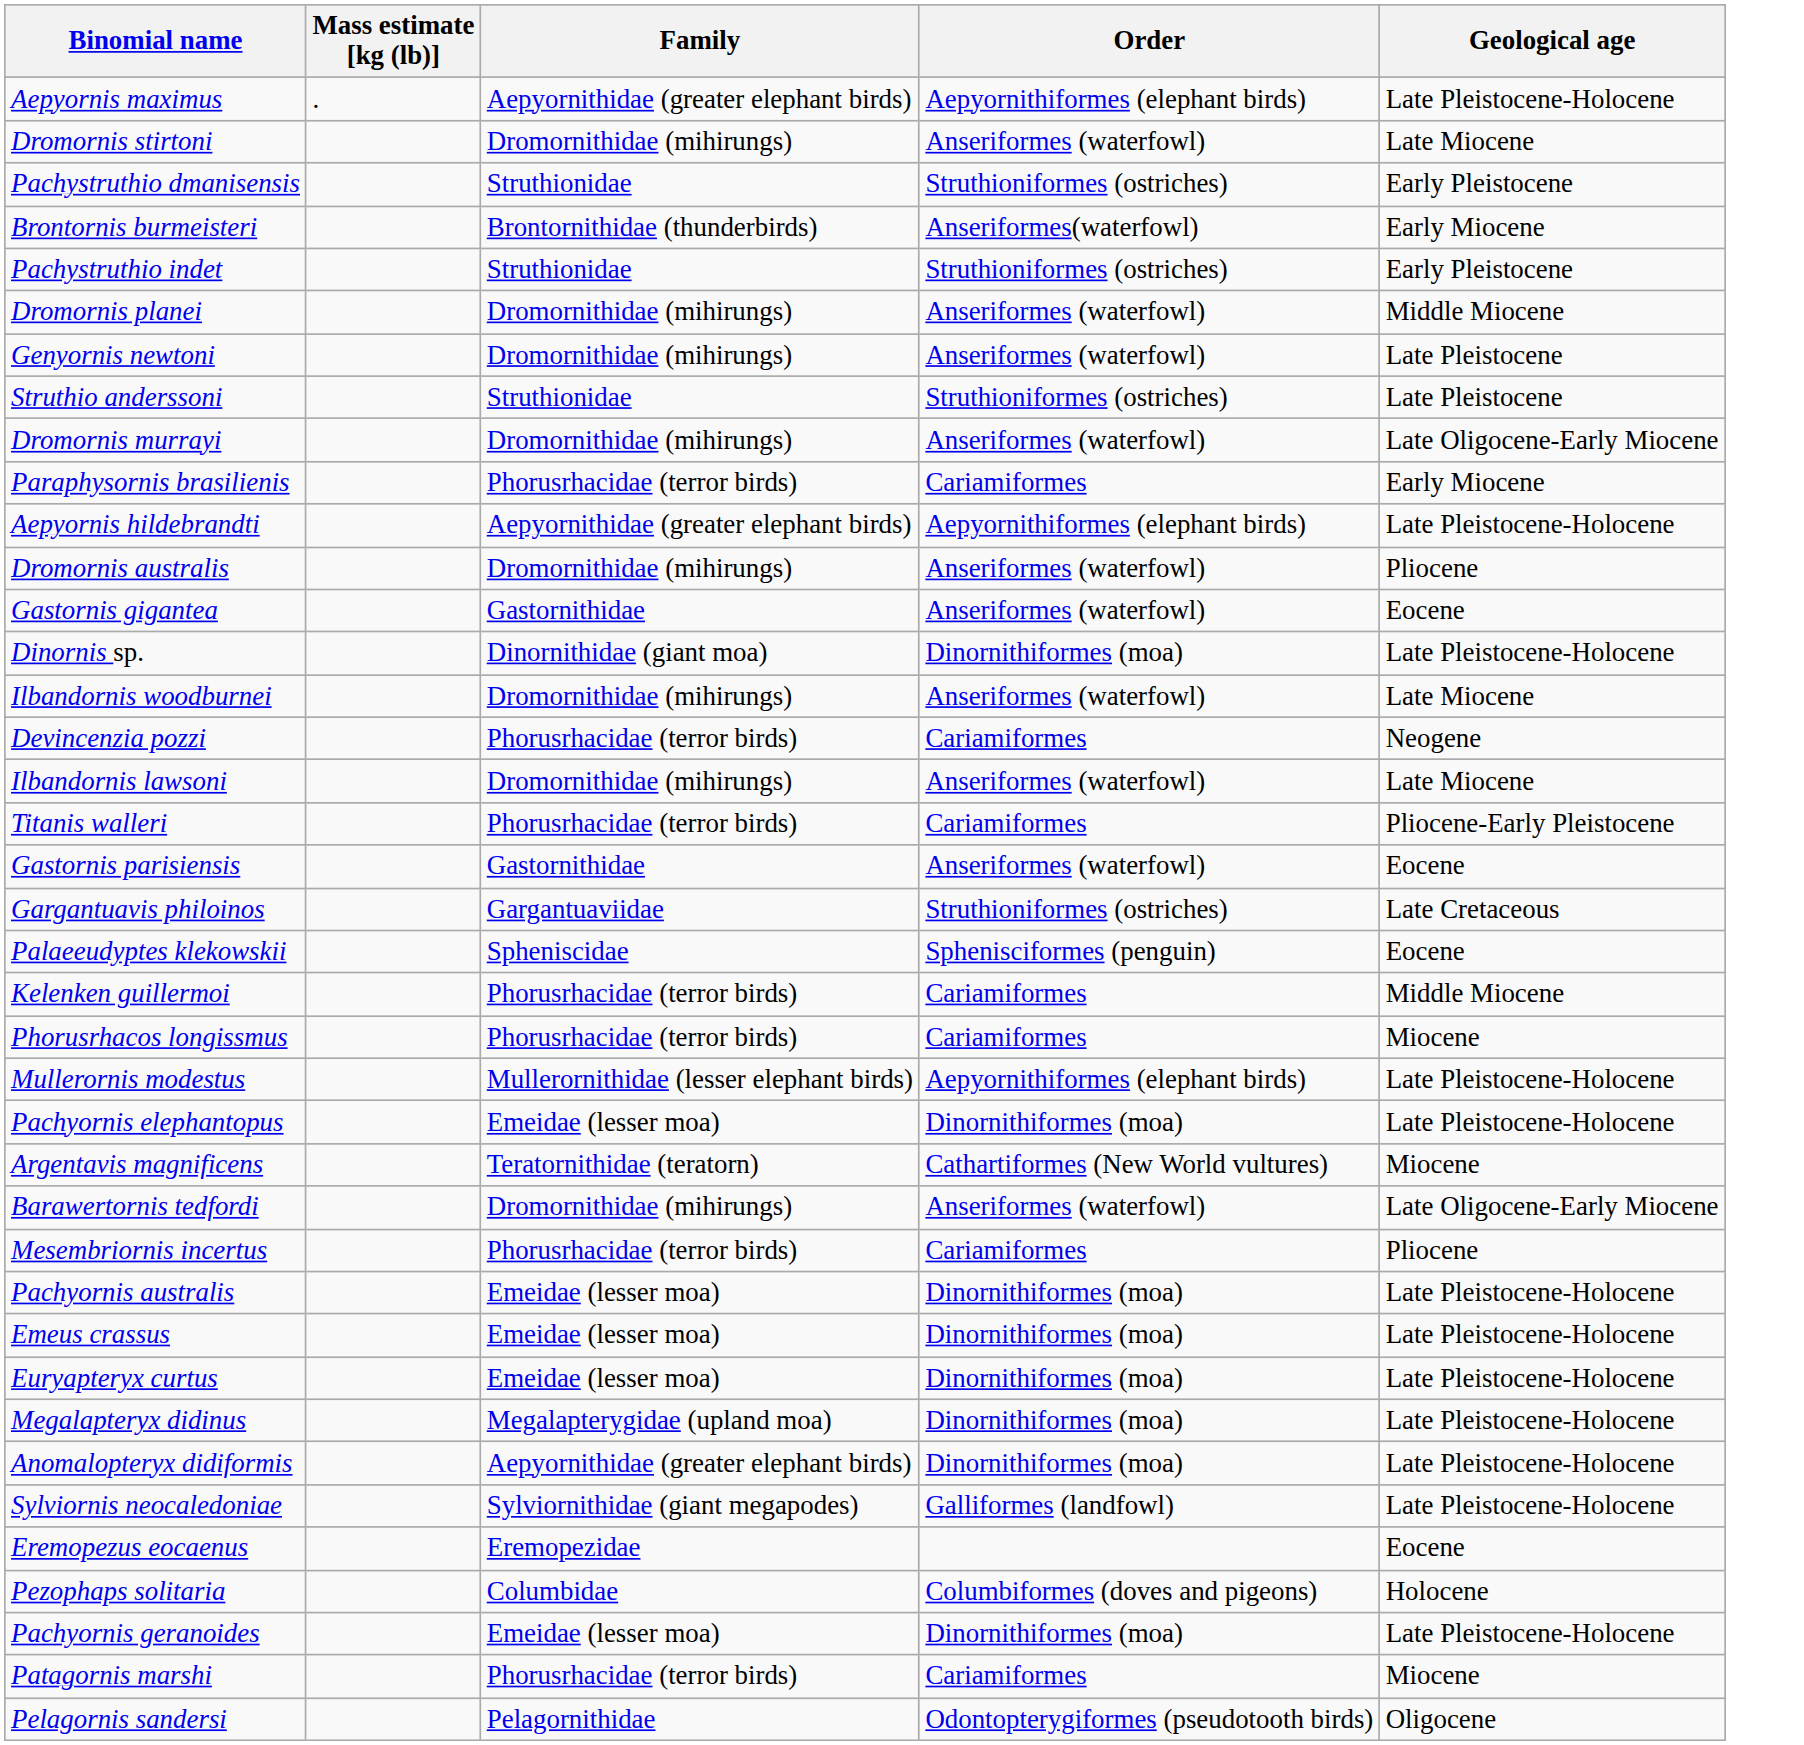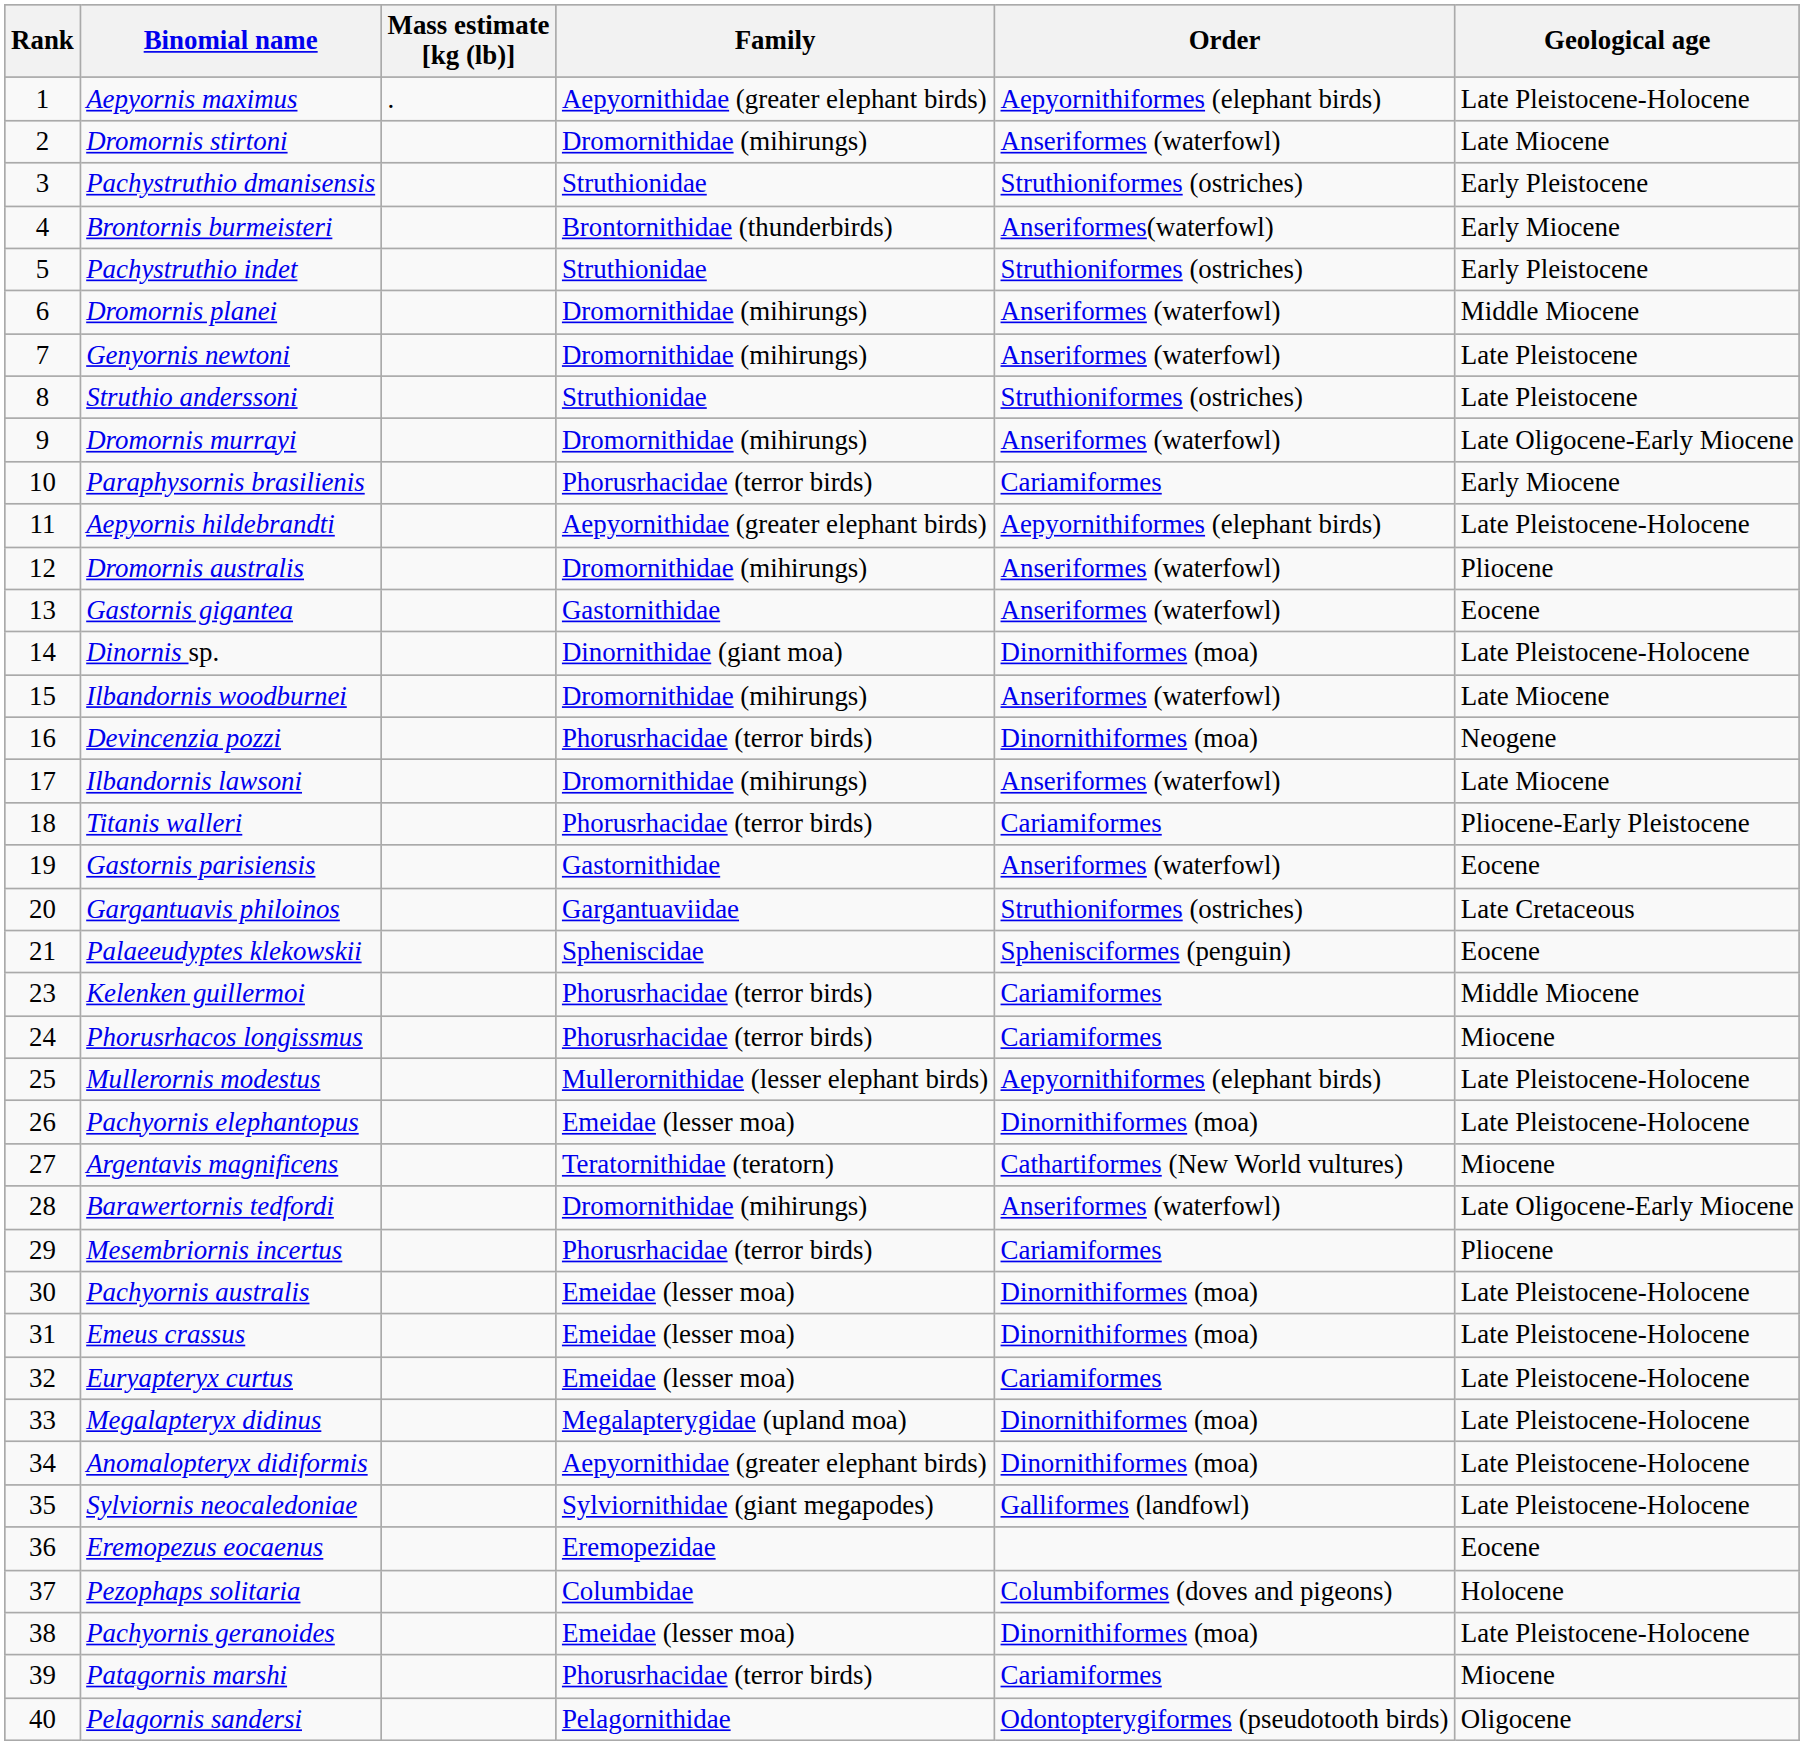+ column: (42, 40)
(1006, 738) Cariamiformes -> (1129, 738) Dinornithiformes (moa)
(1054, 1377) Dinornithiformes (moa) -> (1081, 1377) Cariamiformes
